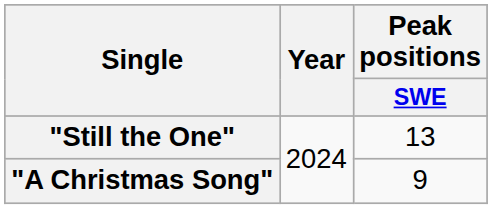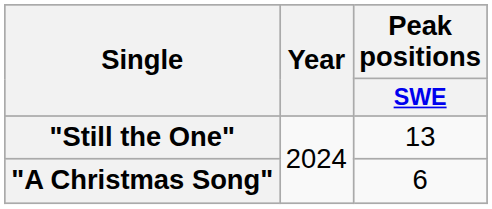(420, 180) 9 -> (420, 180) 6
